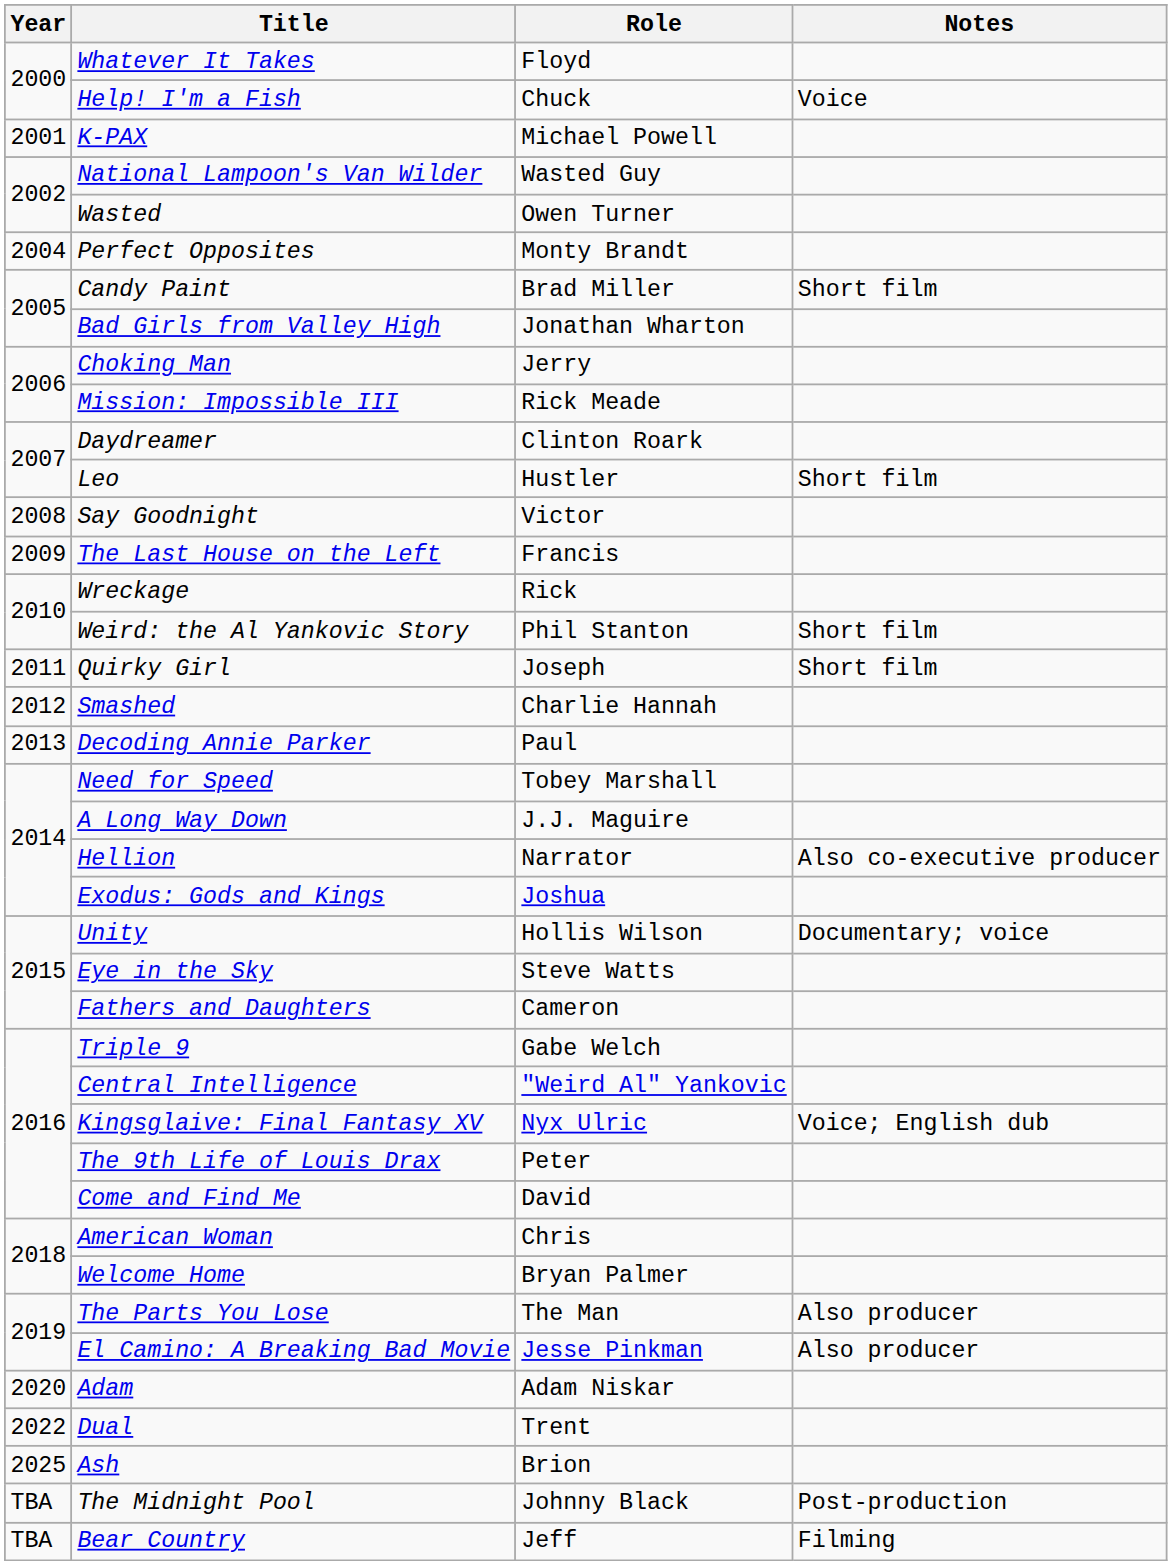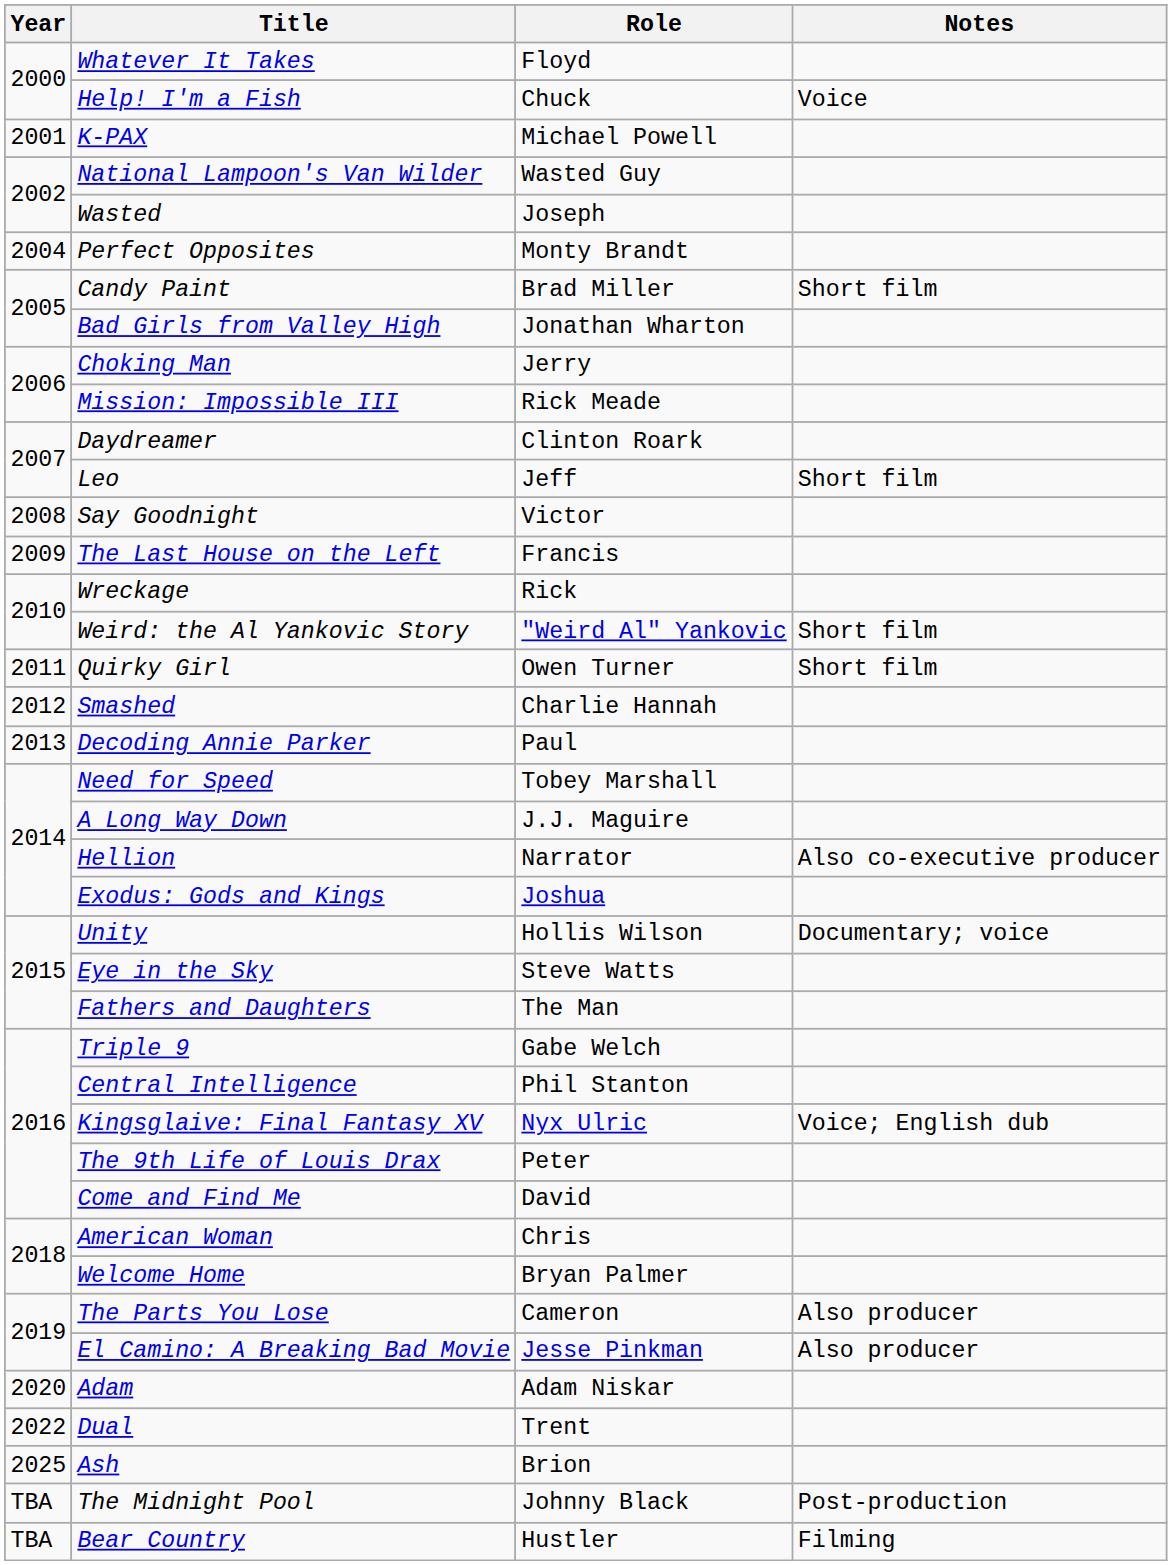(598, 213) Owen Turner -> (563, 213) Joseph
(570, 479) Hustler -> (549, 479) Jeff
(605, 631) Phil Stanton -> (654, 631) "Weird Al" Yankovic
(563, 669) Joseph -> (598, 669) Owen Turner
(570, 1010) Cameron -> (570, 1010) The Man
(654, 1086) "Weird Al" Yankovic -> (605, 1086) Phil Stanton
(570, 1313) The Man -> (570, 1313) Cameron
(549, 1541) Jeff -> (570, 1541) Hustler
